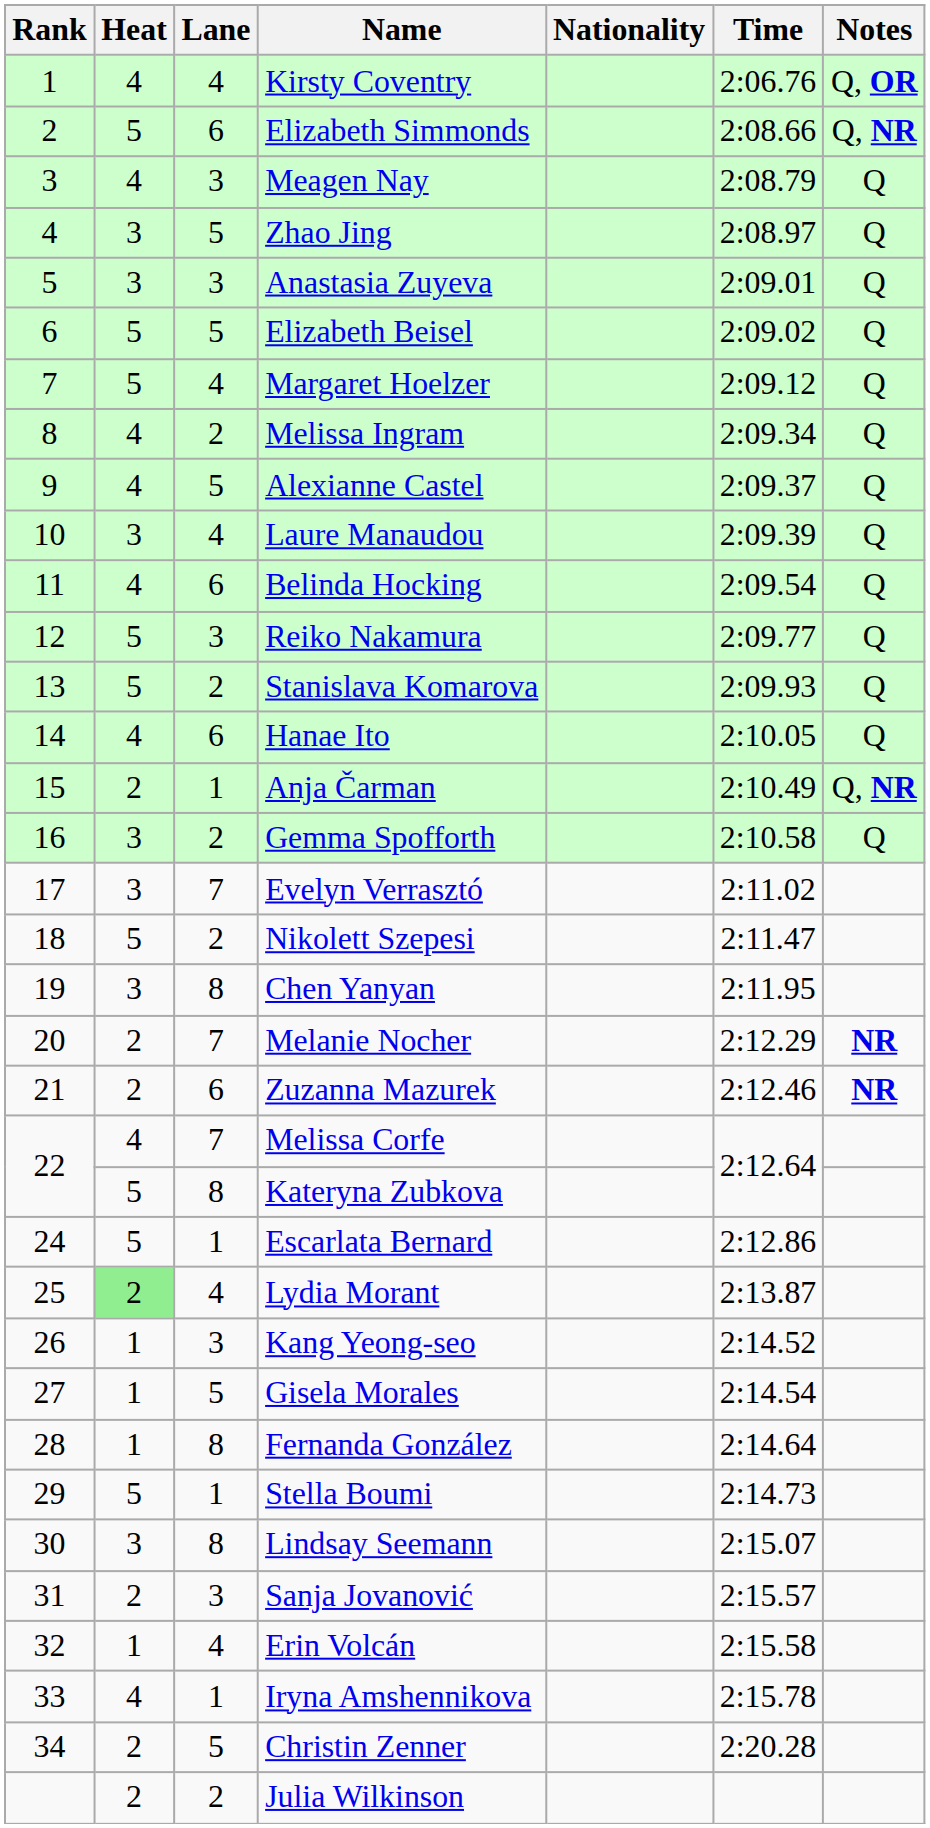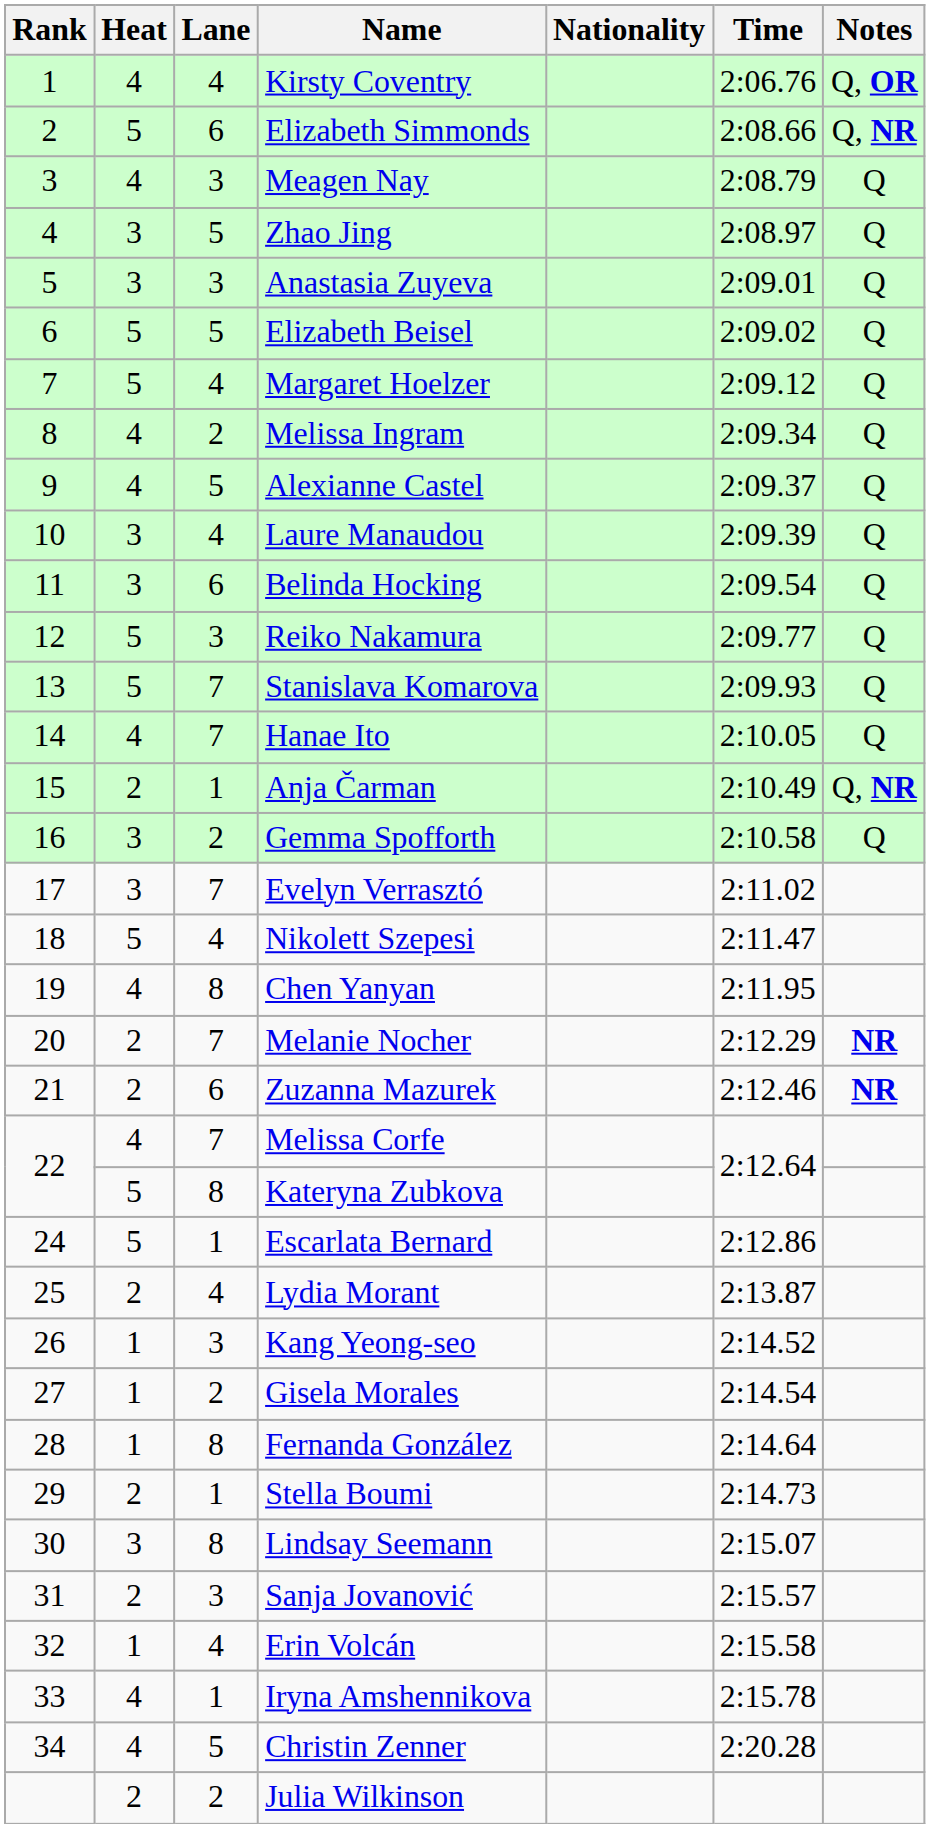(134, 585) 4 -> (134, 585) 3
(216, 686) 2 -> (216, 686) 7
(216, 736) 6 -> (216, 736) 7
(216, 938) 2 -> (216, 938) 4
(134, 989) 3 -> (134, 989) 4
(134, 1292) lightgreen background -> (134, 1292) no background
(216, 1393) 5 -> (216, 1393) 2
(134, 1494) 5 -> (134, 1494) 2
(134, 1746) 2 -> (134, 1746) 4
